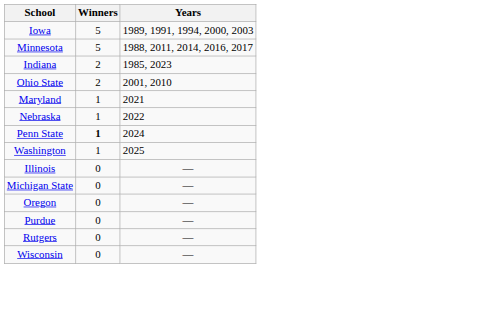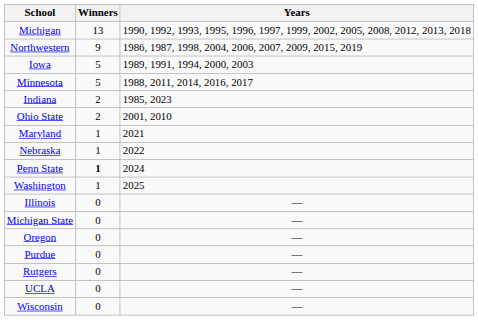+ row: (40, 30)
+ row: (40, 47)
+ row: (40, 289)
